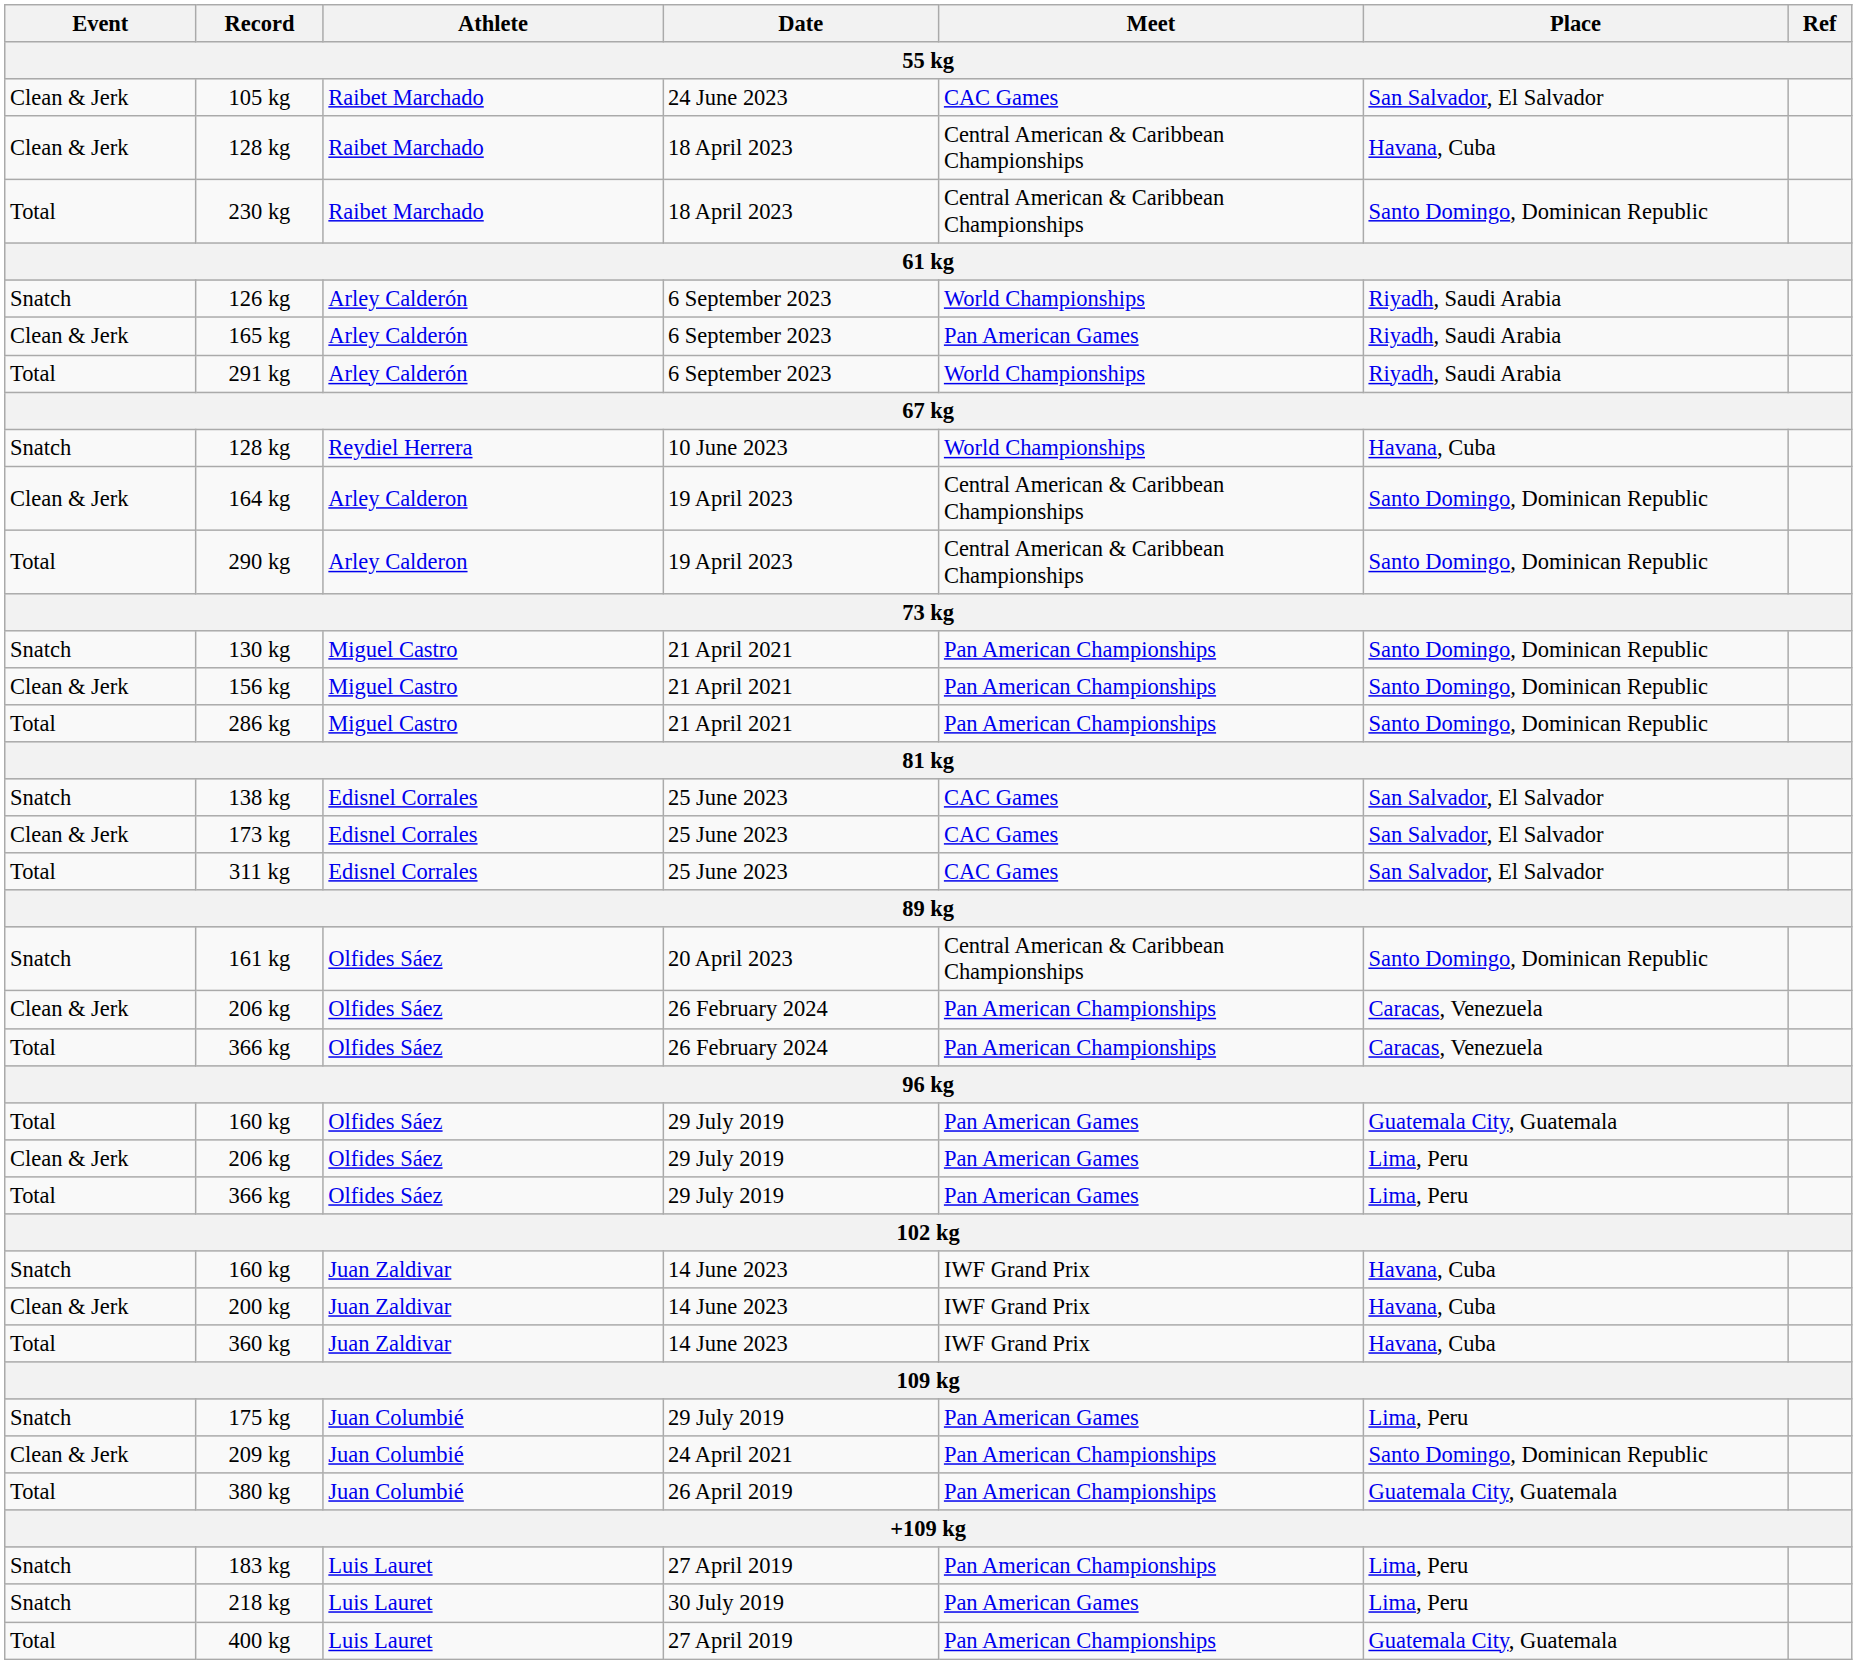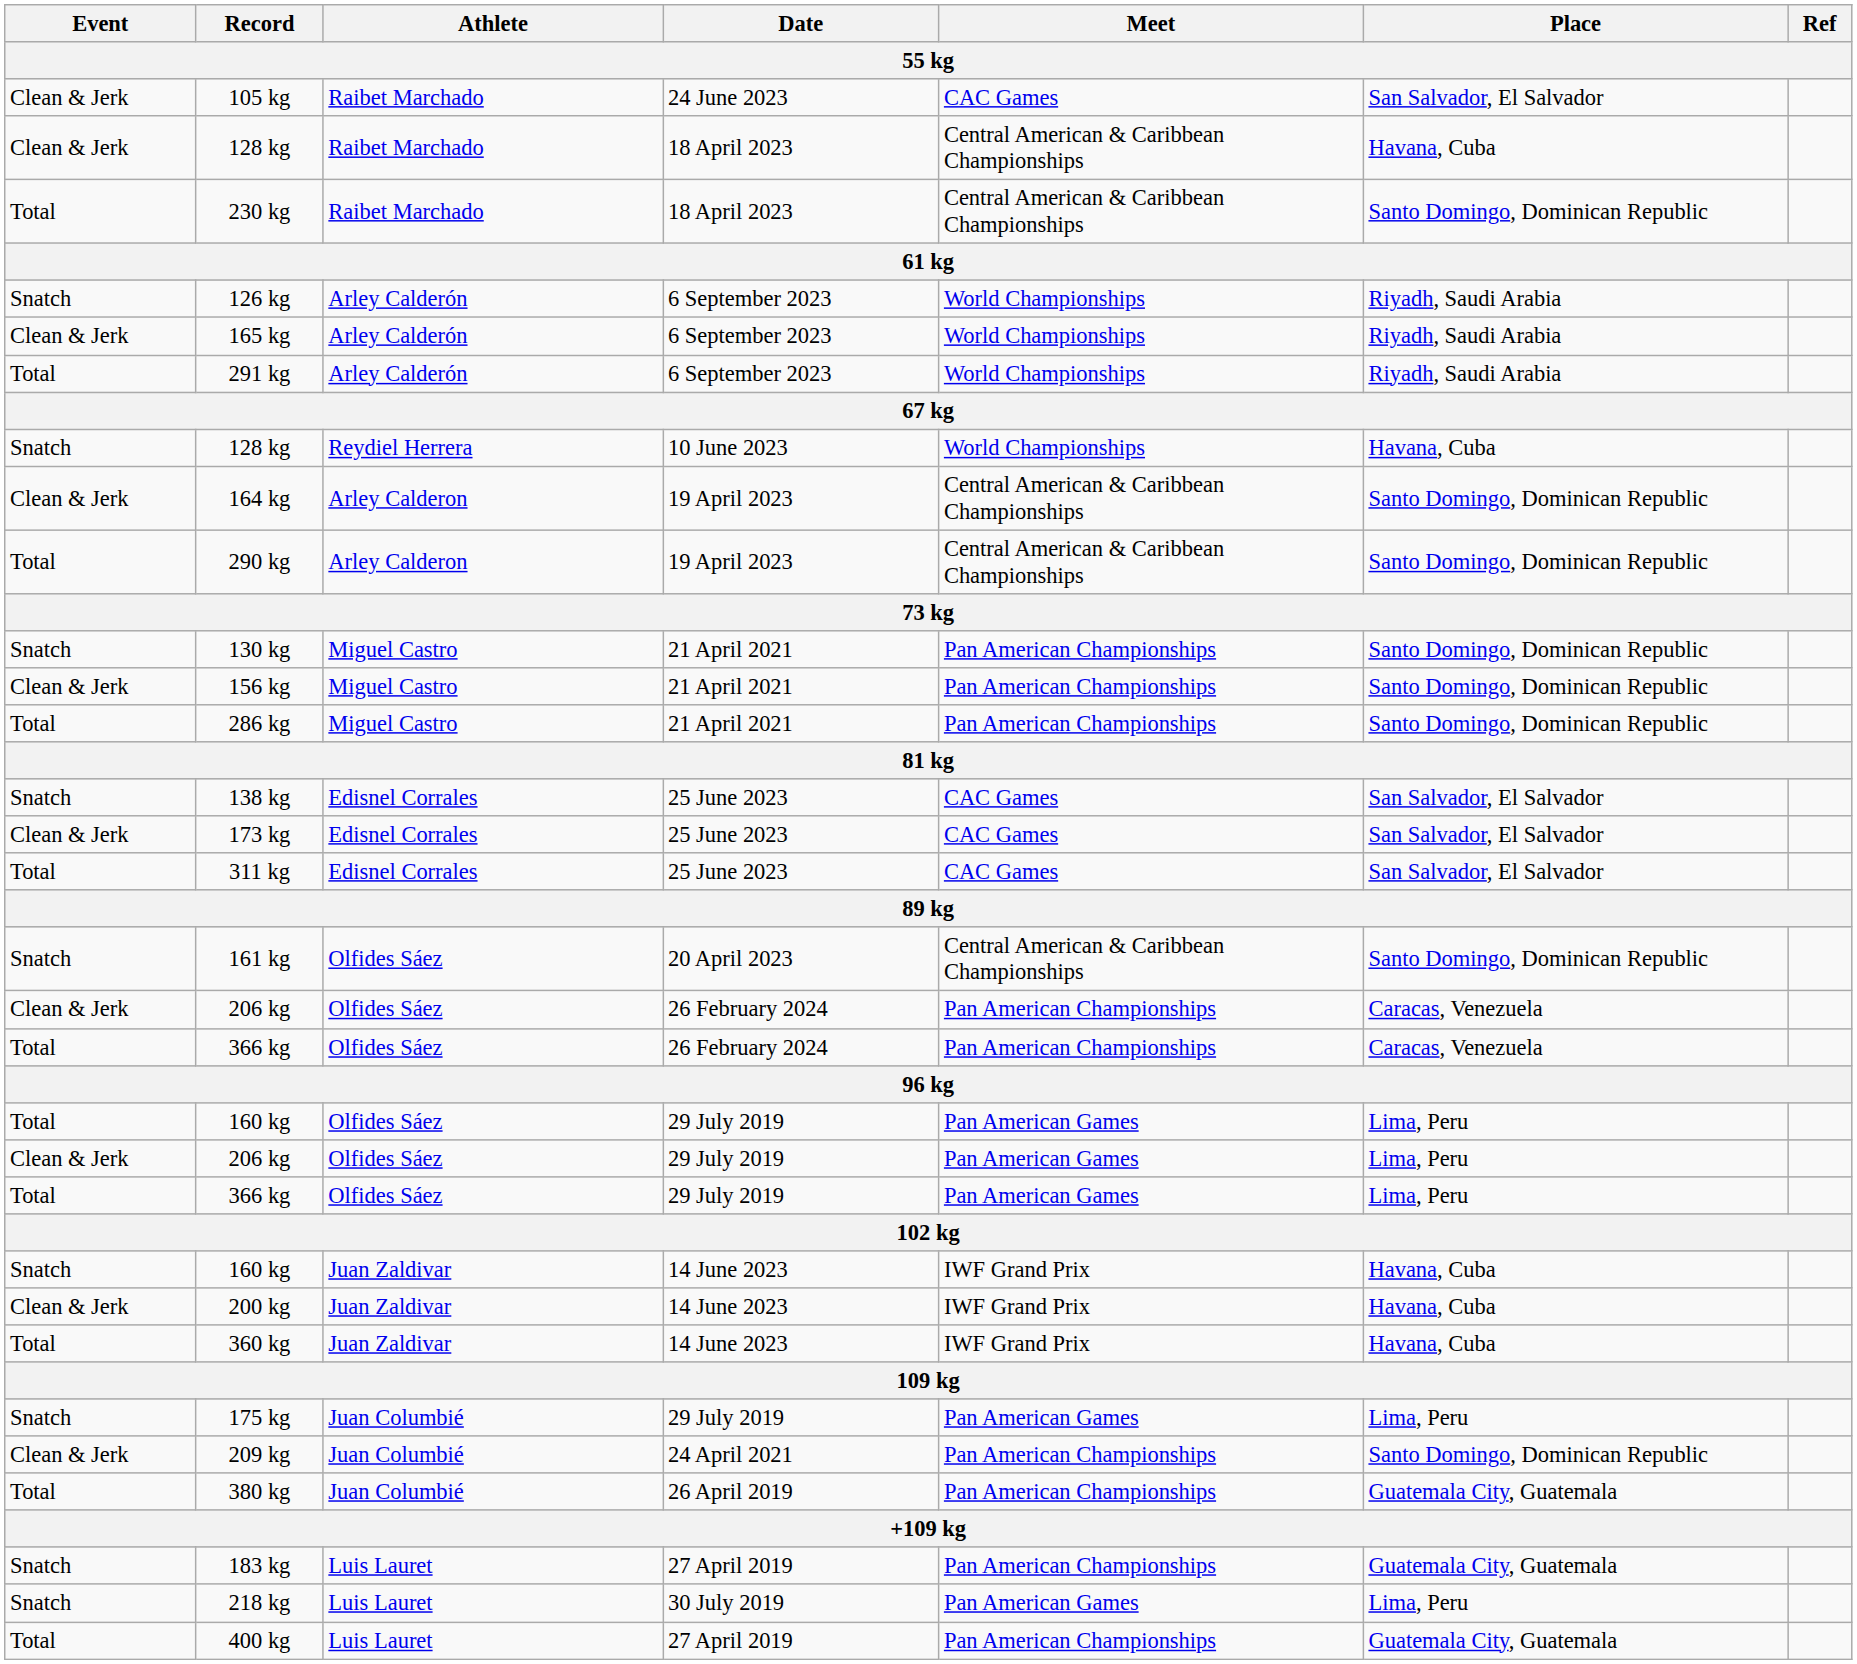(1041, 336) Pan American Games -> (1044, 336) World Championships
(1493, 1120) Guatemala City, Guatemala -> (1418, 1120) Lima, Peru
(1418, 1565) Lima, Peru -> (1493, 1565) Guatemala City, Guatemala
